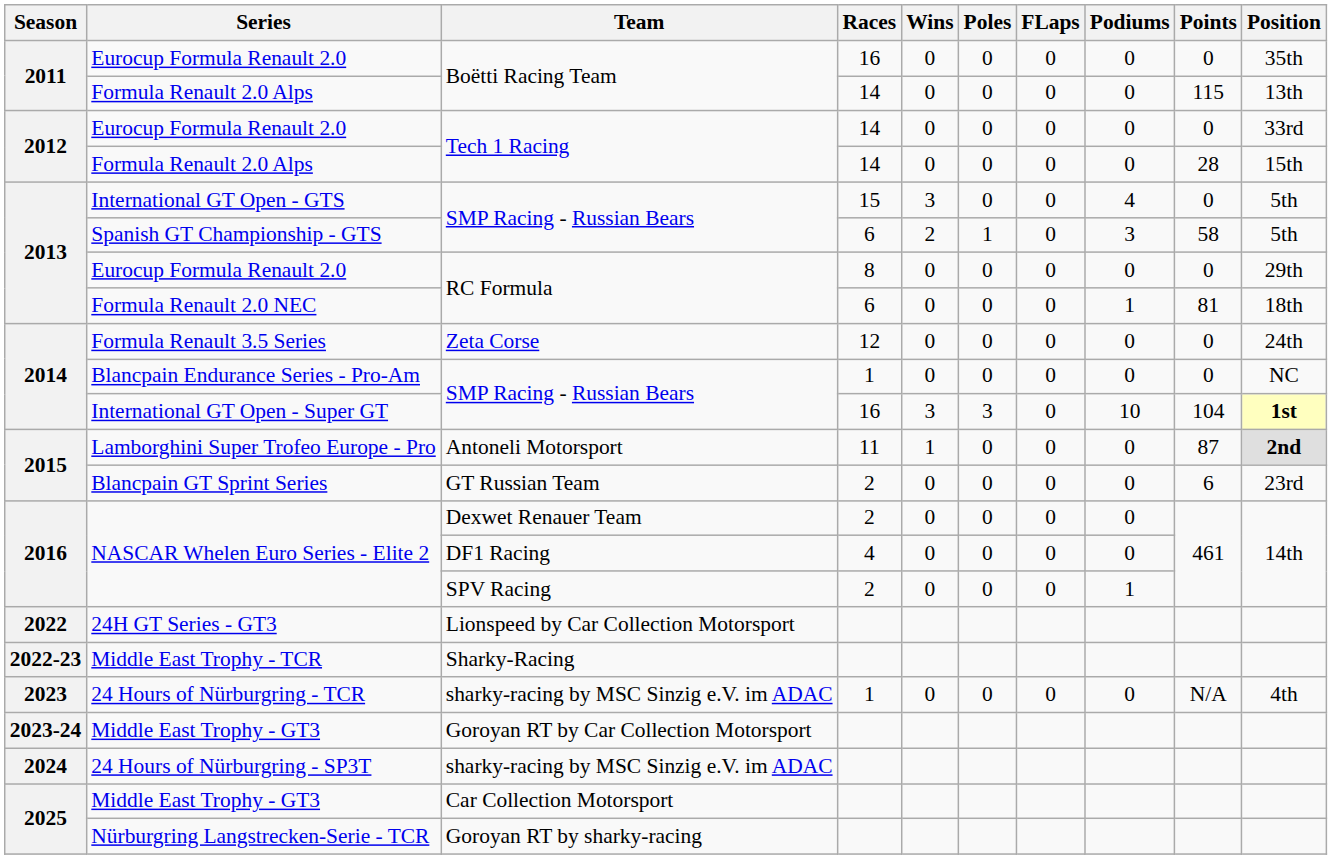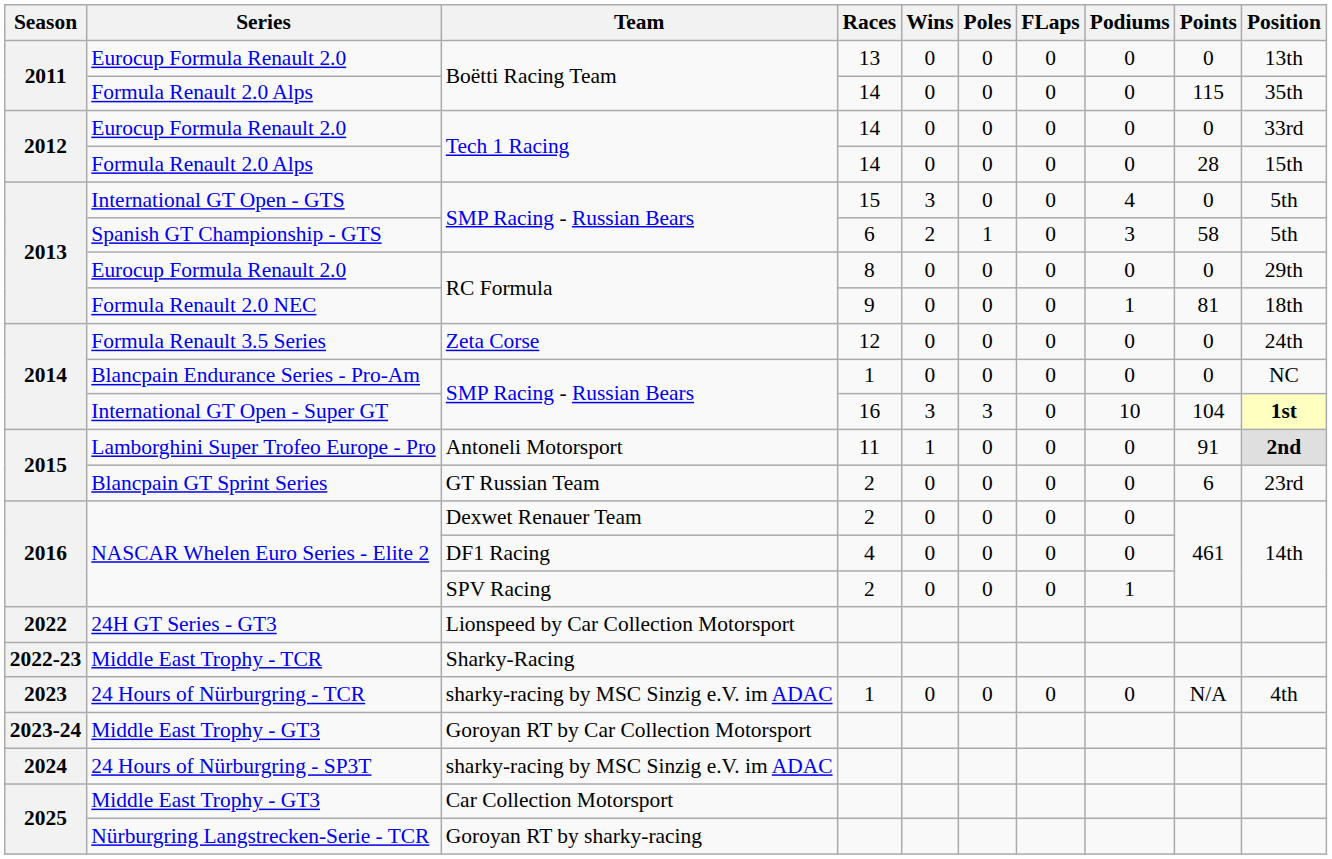(869, 57) 16 -> (869, 57) 13
(1284, 57) 35th -> (1284, 57) 13th
(1284, 93) 13th -> (1284, 93) 35th
(869, 305) 6 -> (869, 305) 9
(1208, 447) 87 -> (1208, 447) 91
